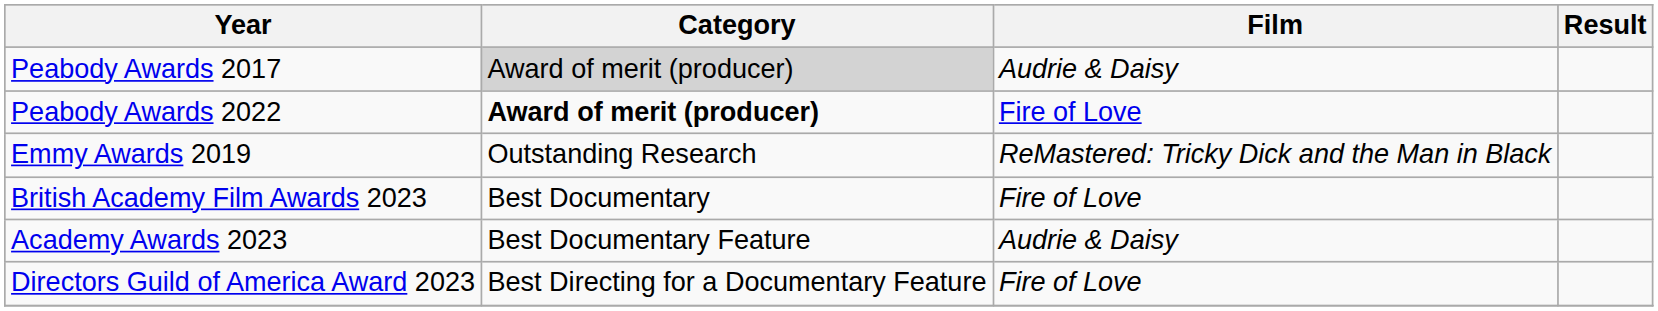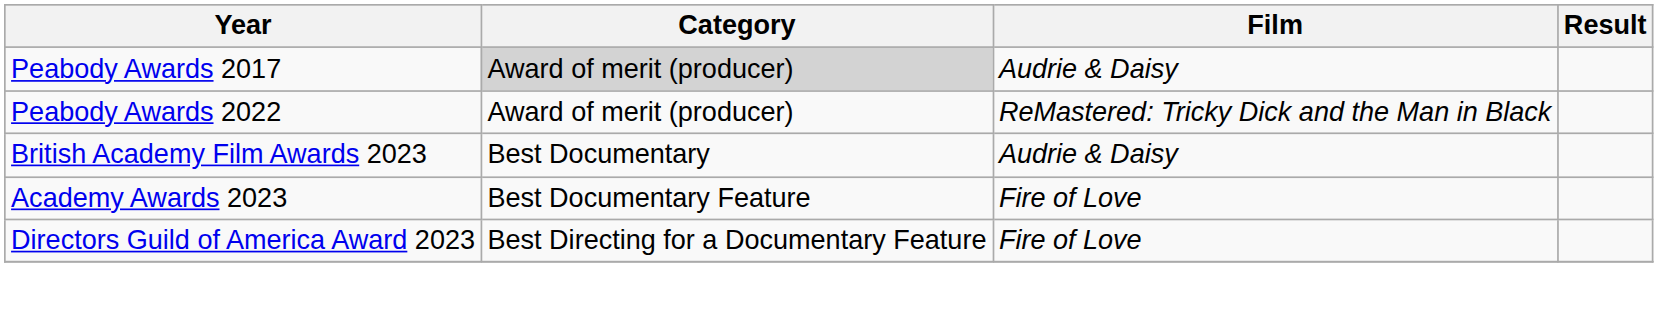(653, 111) bold -> (641, 111) normal
(1070, 111) Fire of Love -> (1275, 111) ReMastered: Tricky Dick and the Man in Black
- row: (131, 154)
(1070, 197) Fire of Love -> (1088, 154) Audrie & Daisy
(1088, 240) Audrie & Daisy -> (1070, 197) Fire of Love
